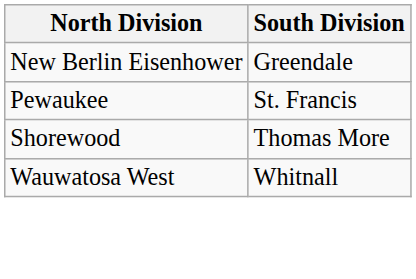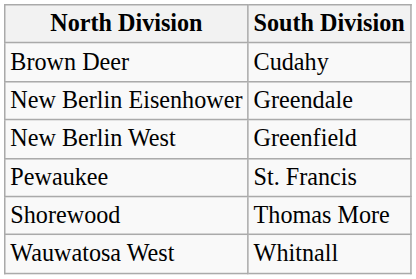+ row: (70, 61)
+ row: (93, 138)
